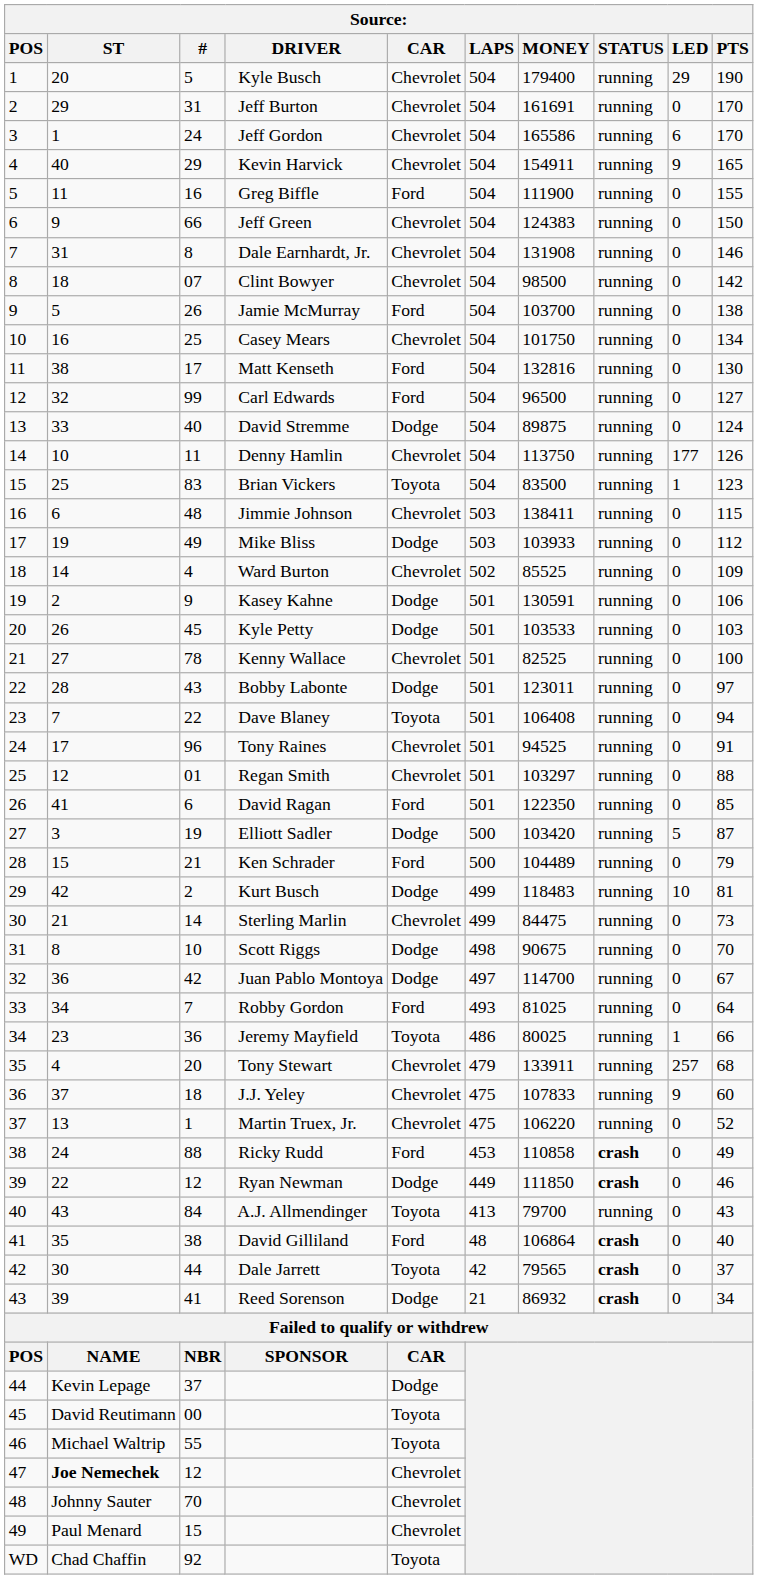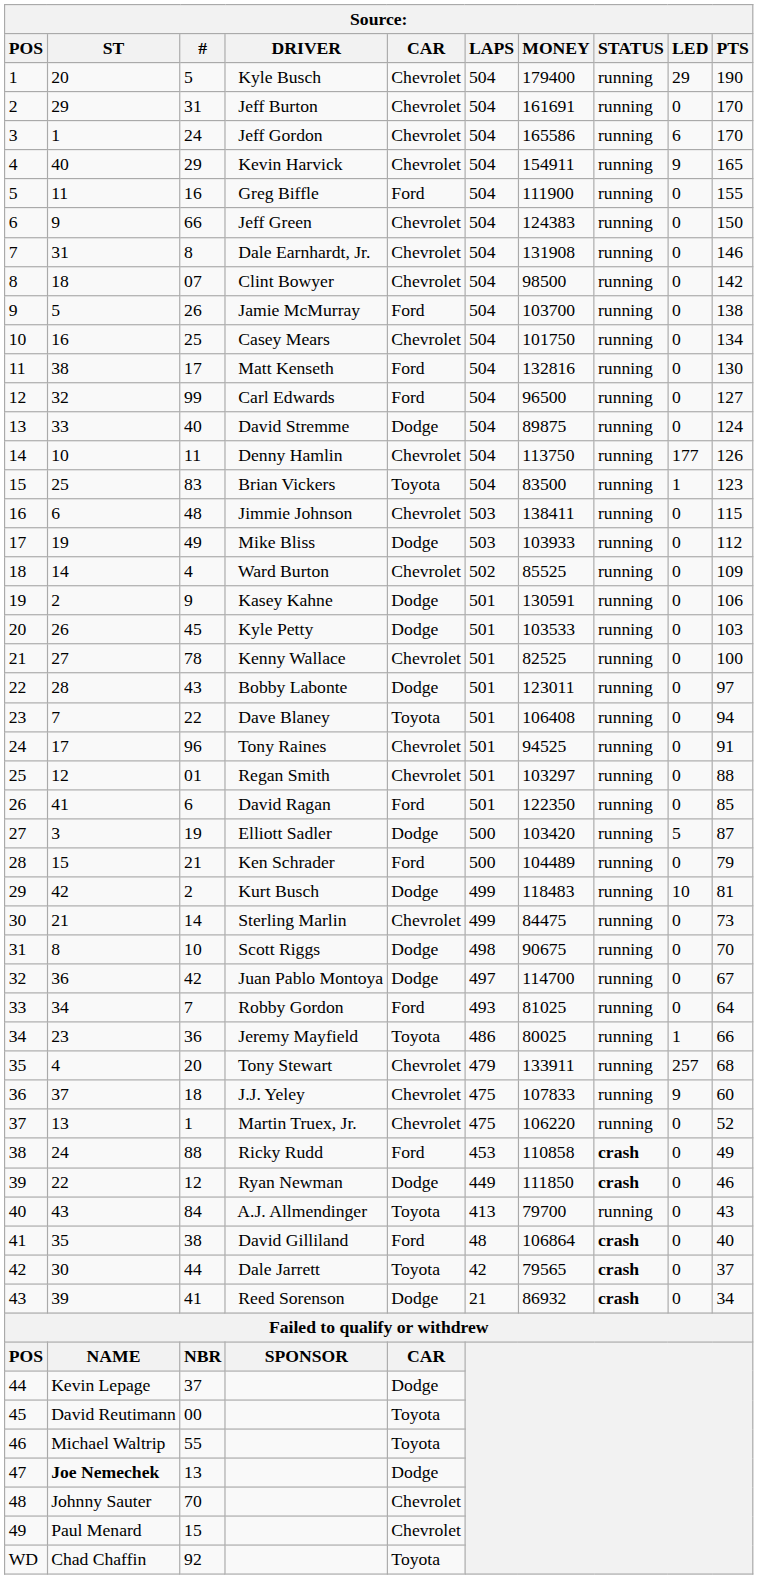(193, 1472) 12 -> (193, 1472) 13
(426, 1472) Chevrolet -> (415, 1472) Dodge
